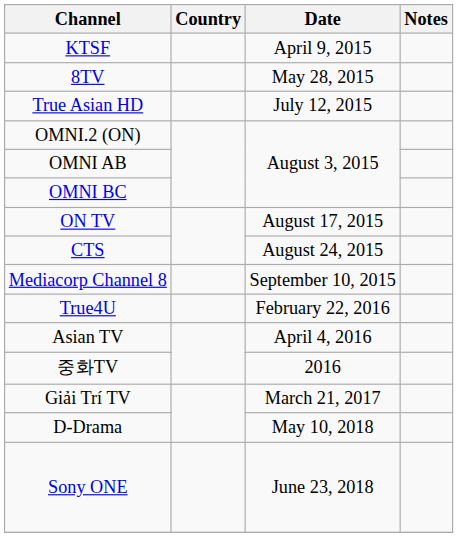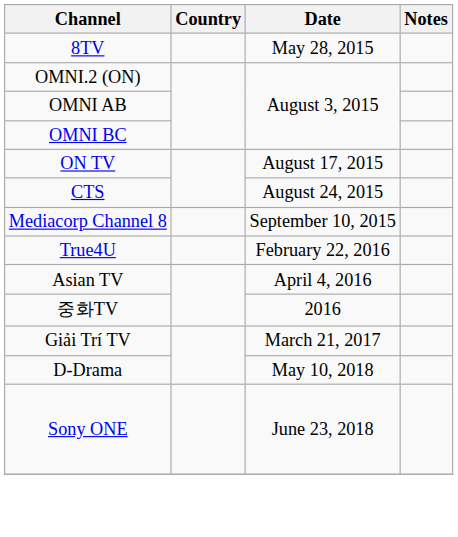- row: (88, 47)
- row: (88, 105)
